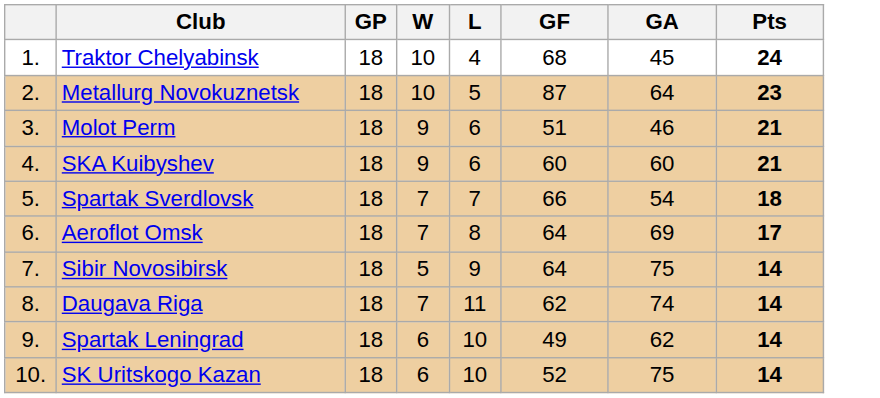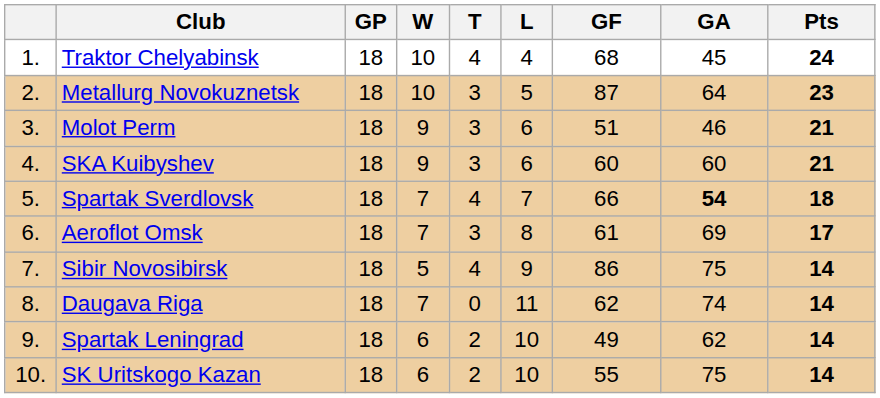+ column: (475, 22)
(662, 198) normal -> (714, 198) bold
(555, 233) 64 -> (606, 233) 61
(555, 269) 64 -> (606, 269) 86
(555, 374) 52 -> (606, 374) 55
